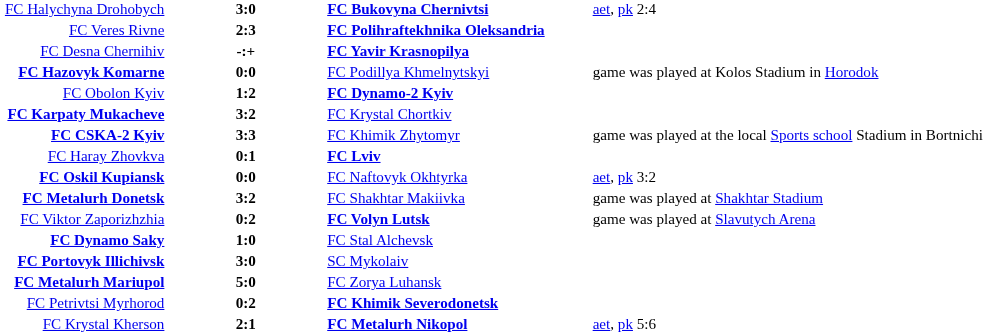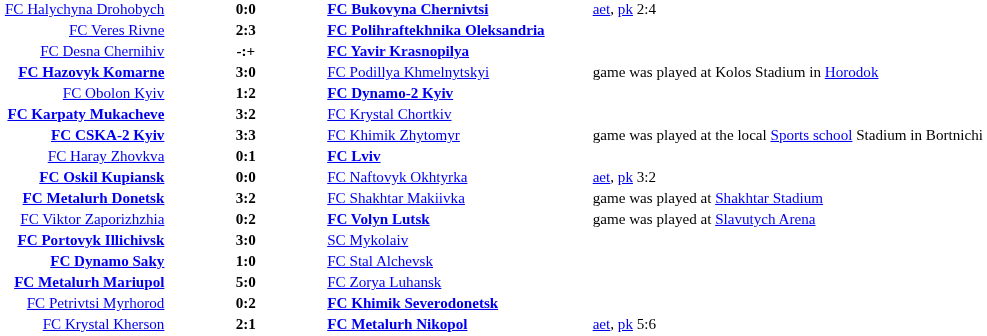(246, 9) 3:0 -> (246, 9) 0:0
(246, 72) 0:0 -> (246, 72) 3:0
rows swapped: (107, 240) <-> (91, 261)
